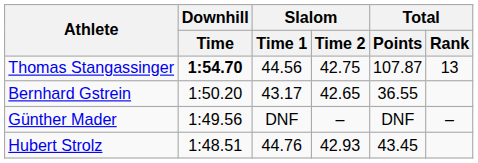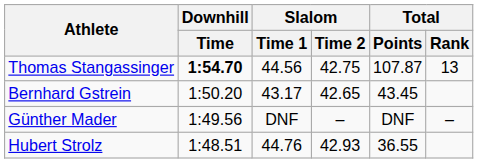(398, 94) 36.55 -> (398, 94) 43.45
(398, 145) 43.45 -> (398, 145) 36.55
